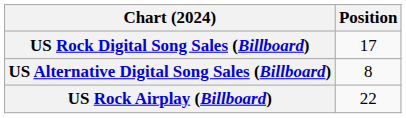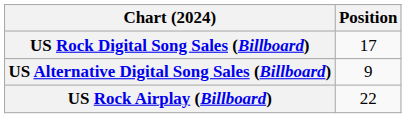(368, 71) 8 -> (368, 71) 9
